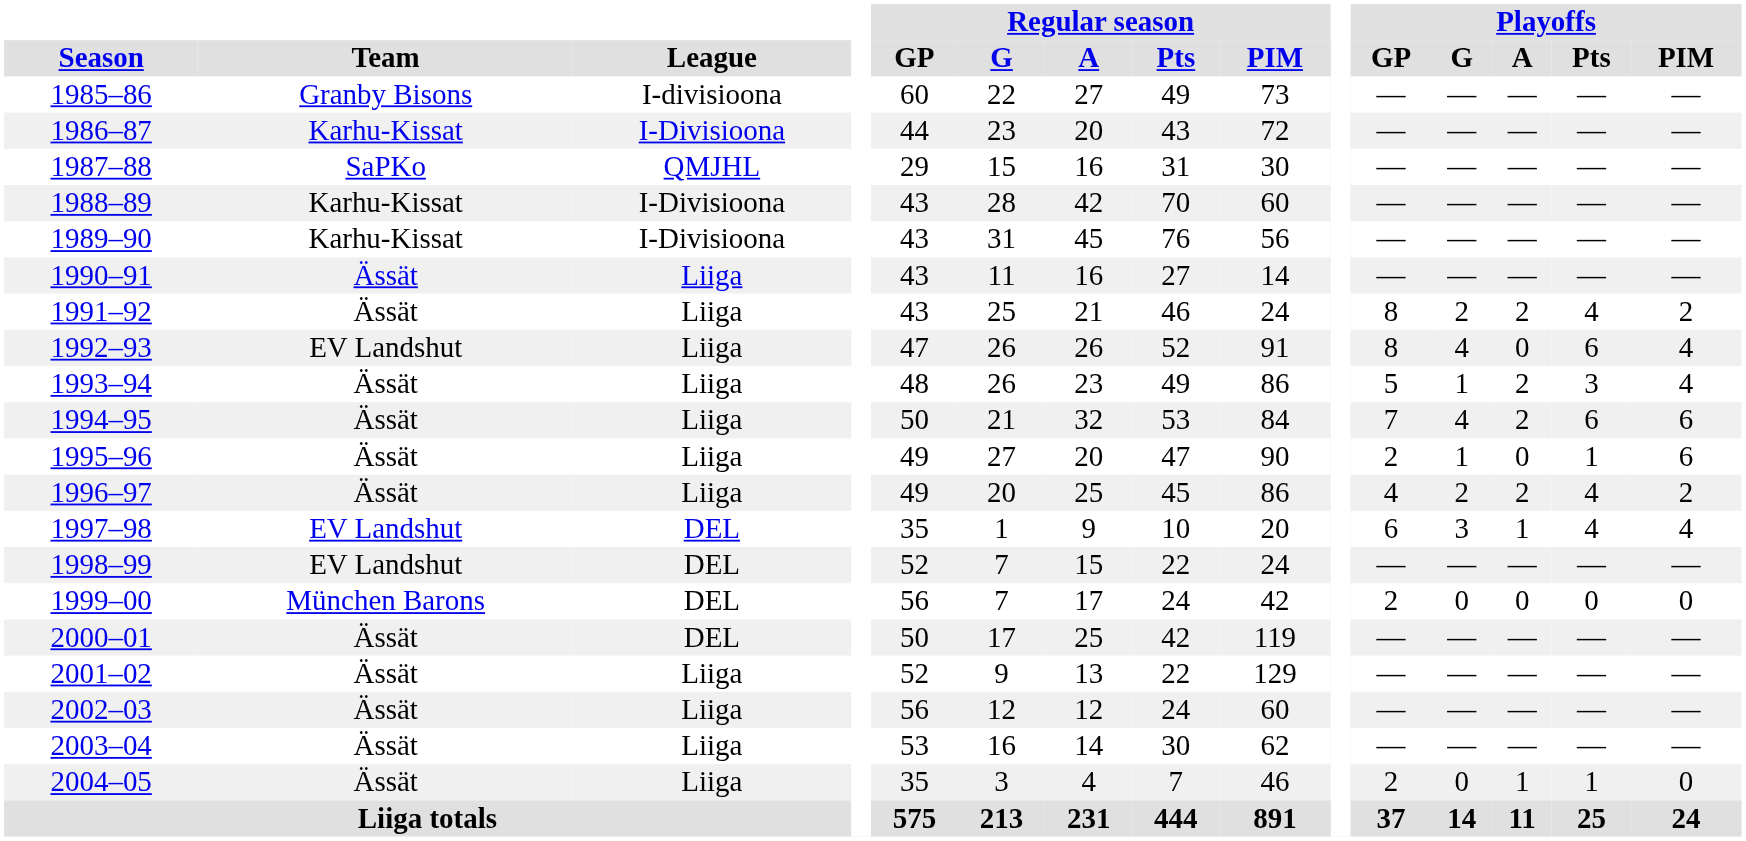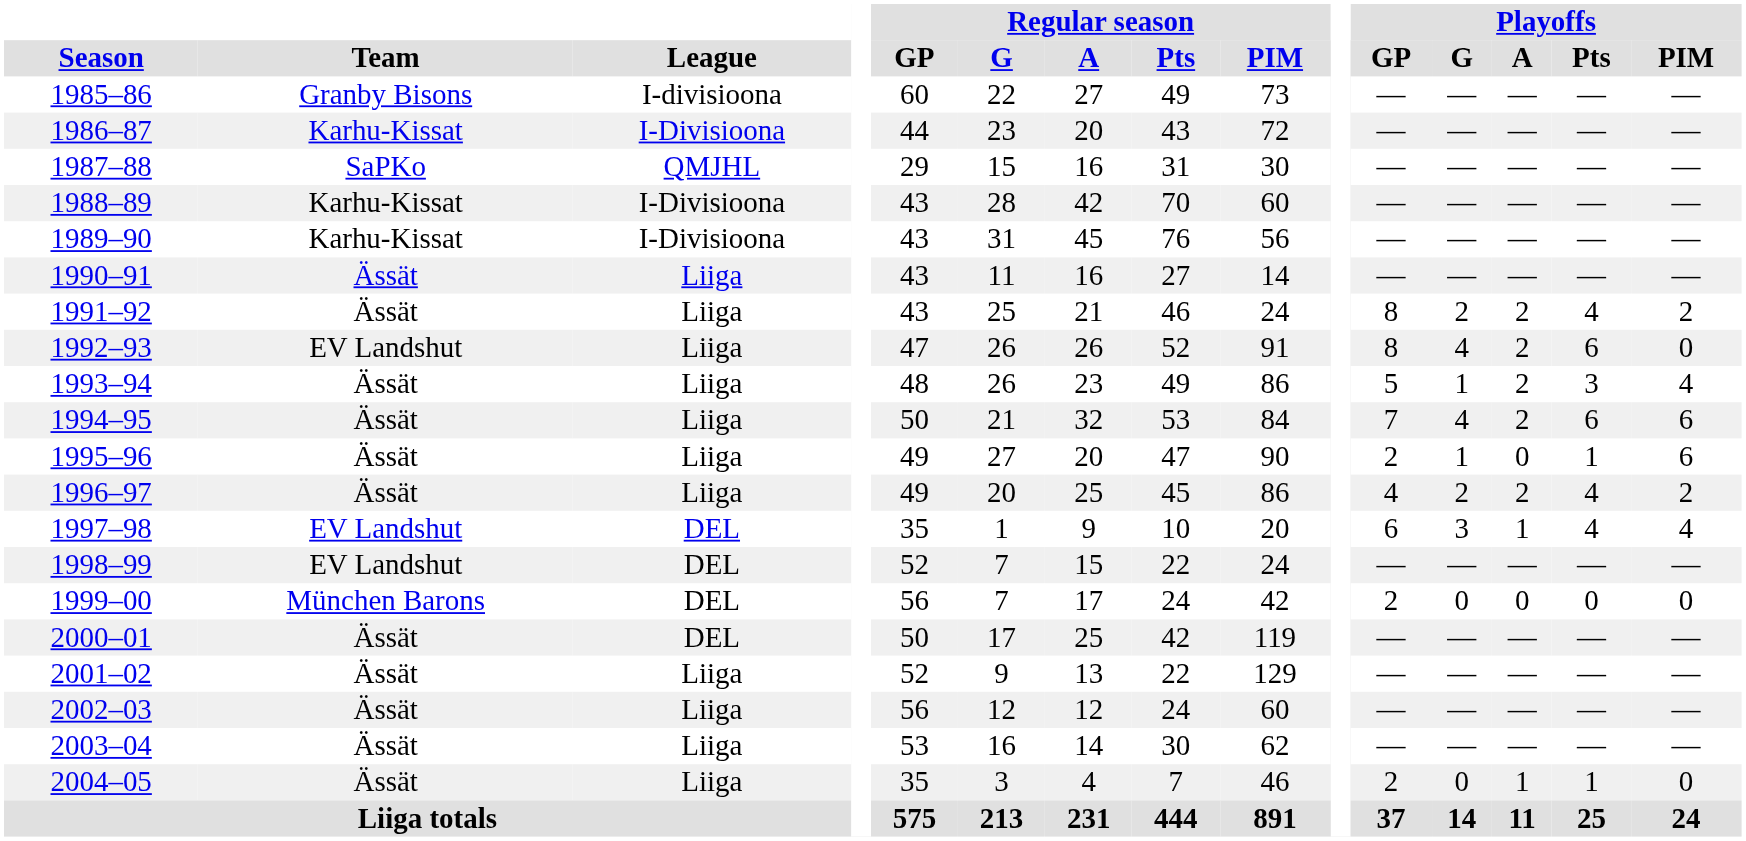(1522, 347) 0 -> (1522, 347) 2
(1686, 347) 4 -> (1686, 347) 0
